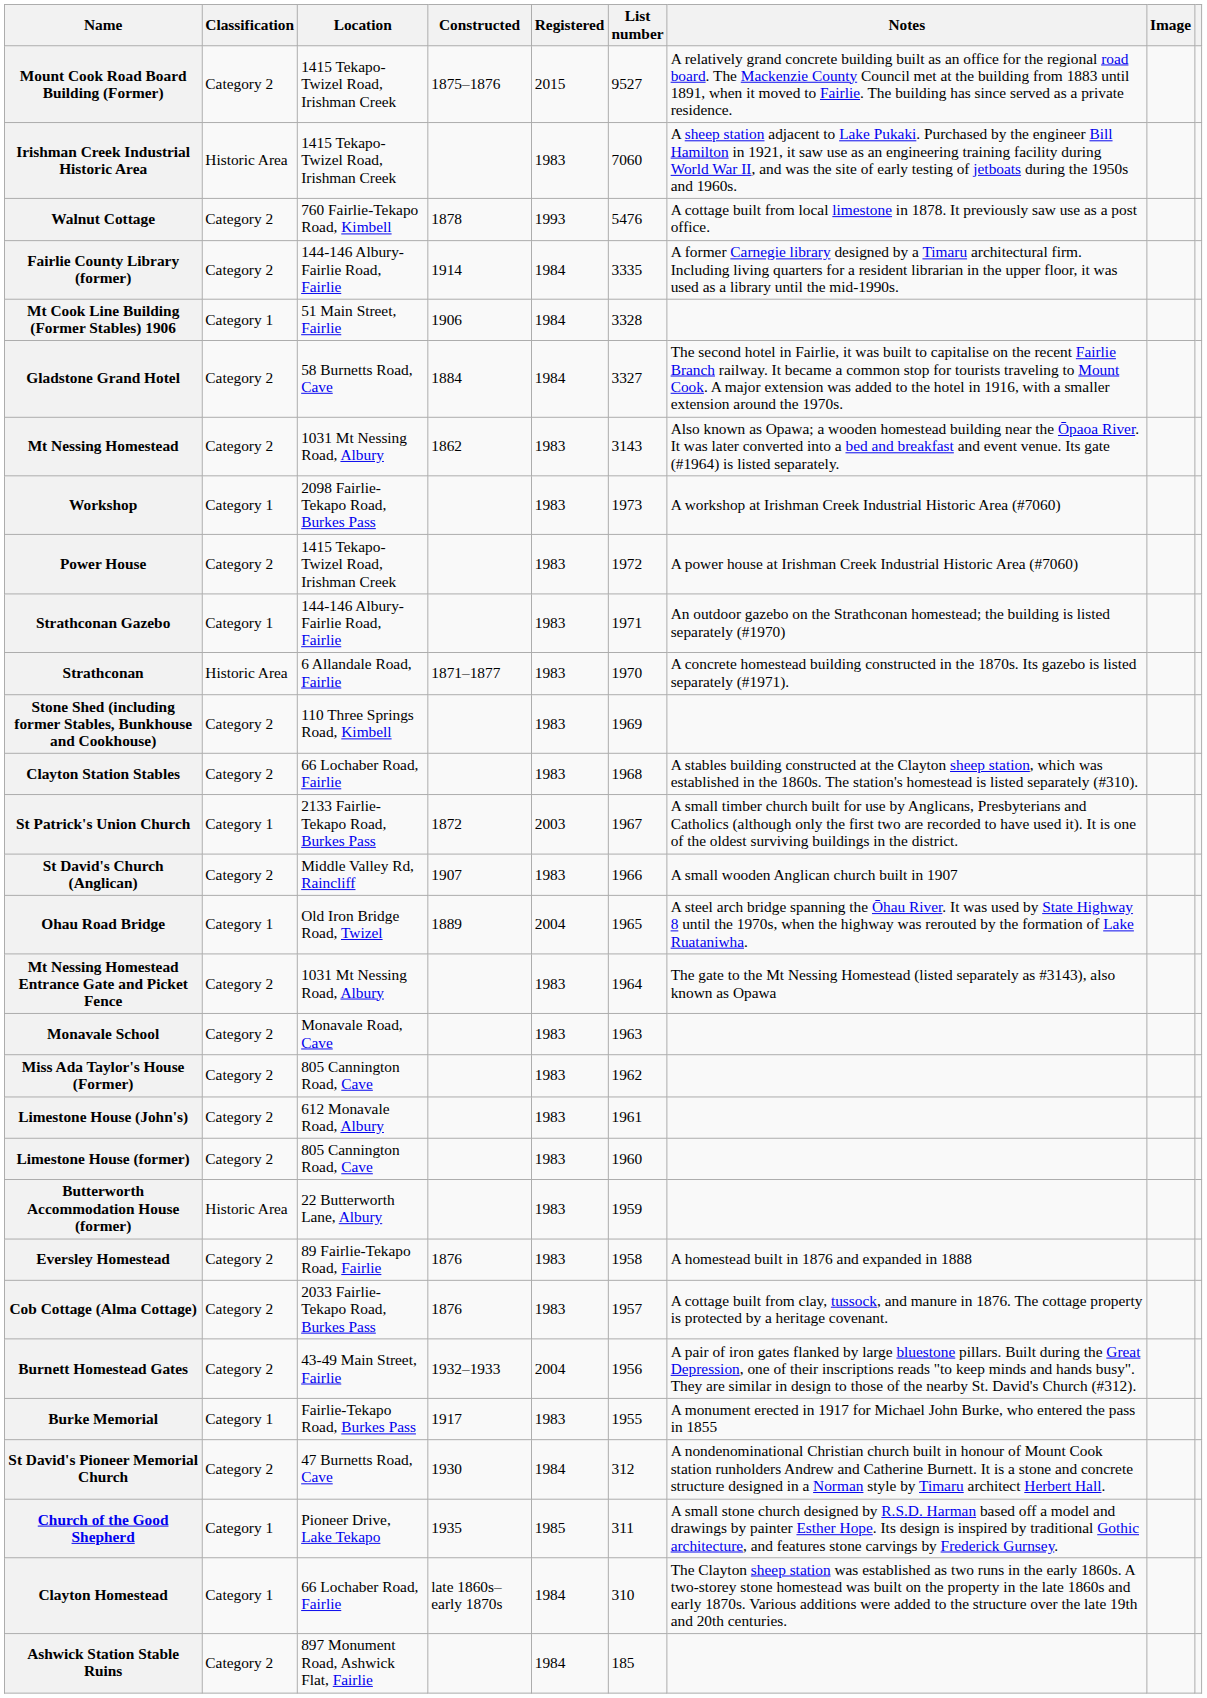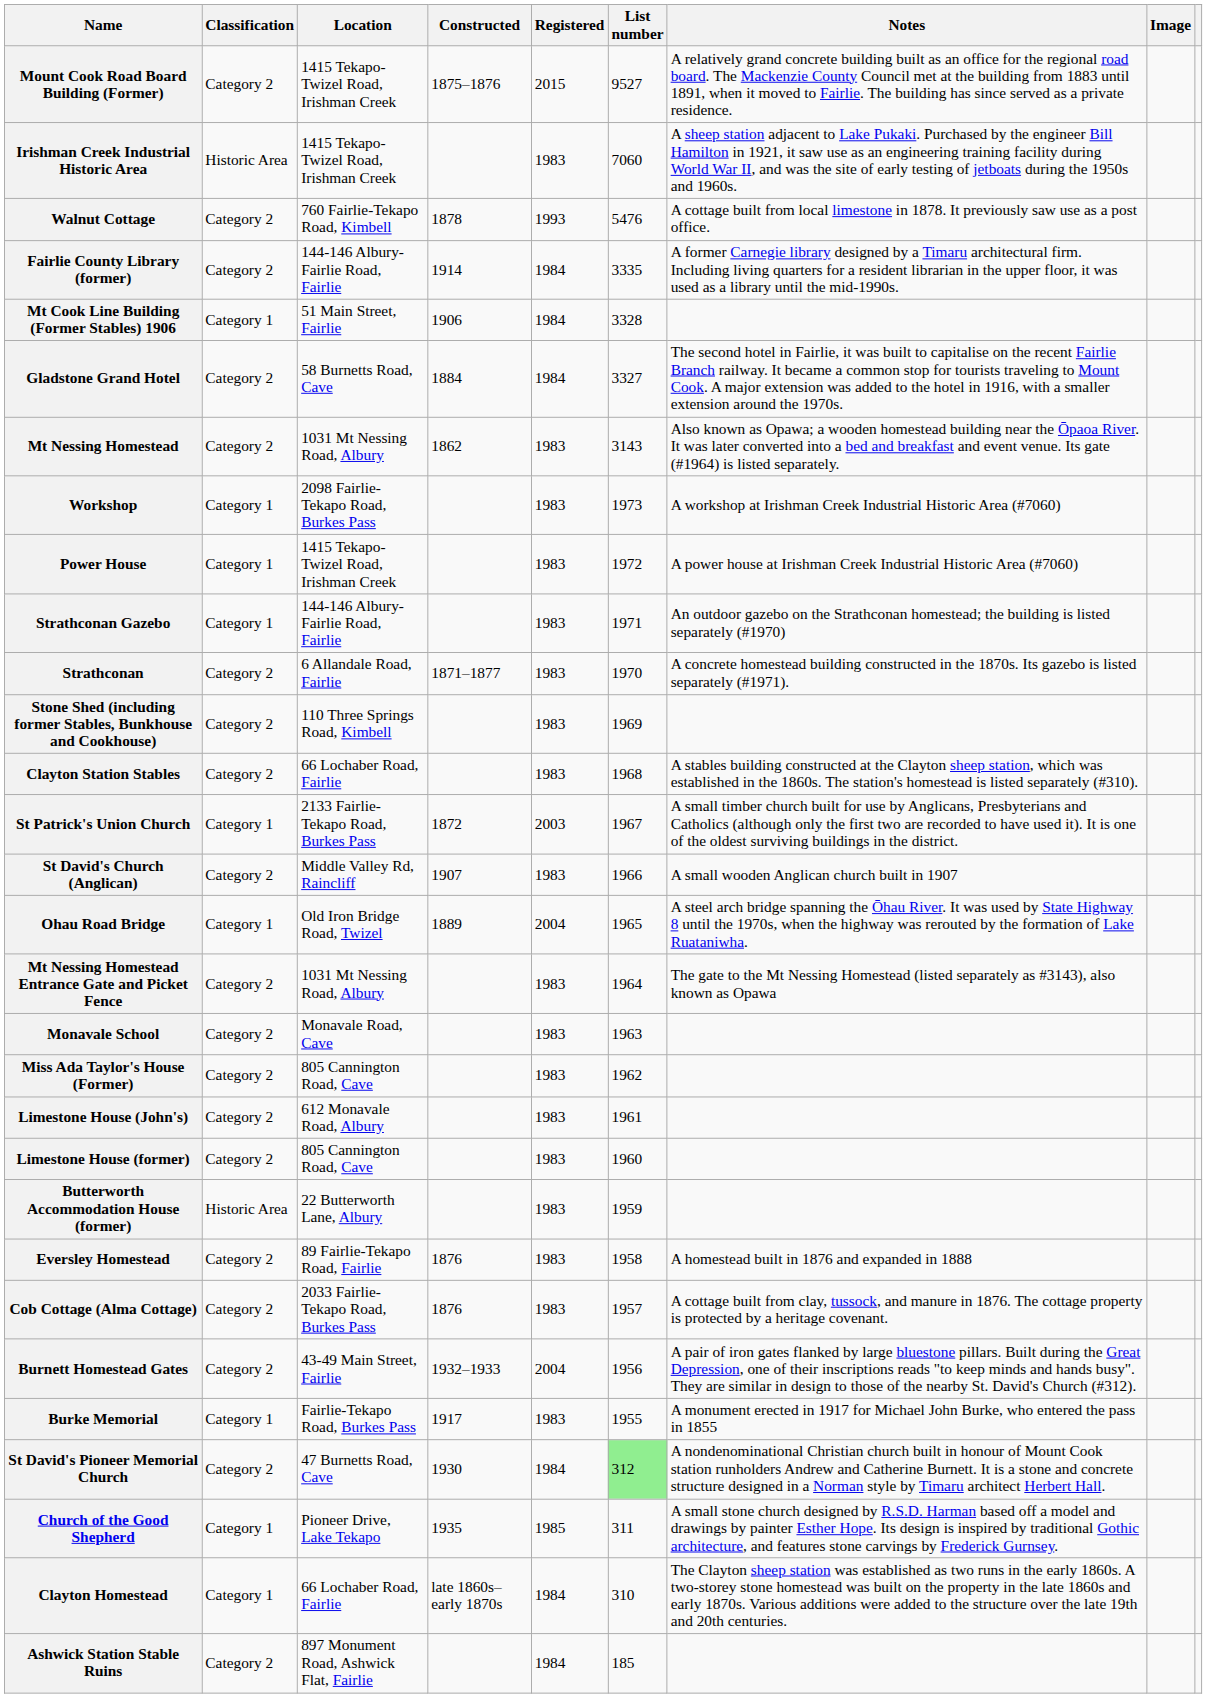(239, 564) Category 2 -> (239, 564) Category 1
(246, 673) Historic Area -> (239, 673) Category 2
(623, 1469) no background -> (623, 1469) lightgreen background
